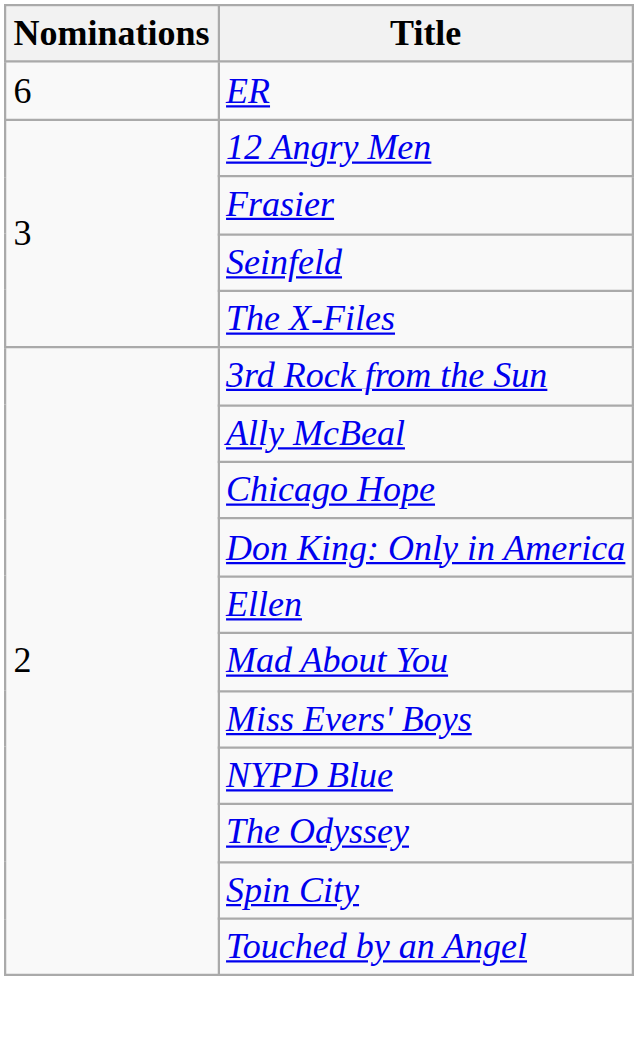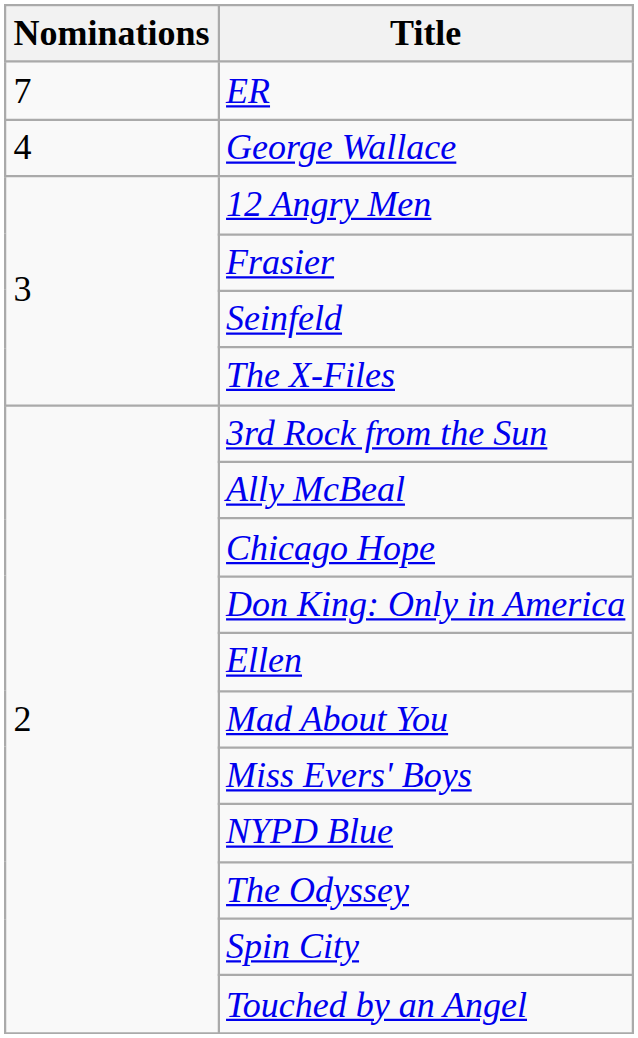(22, 90) 6 -> (22, 90) 7
+ row: (341, 147)
